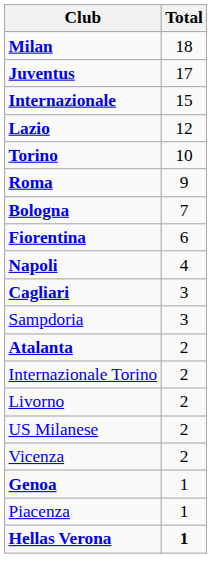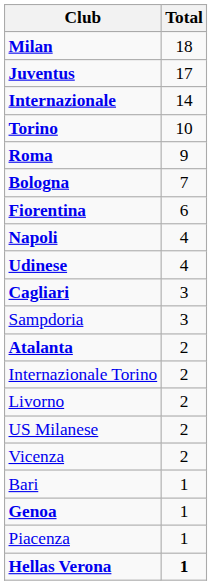(184, 100) 15 -> (184, 100) 14
- row: (29, 127)
+ row: (38, 264)
+ row: (23, 484)
